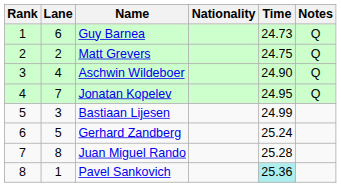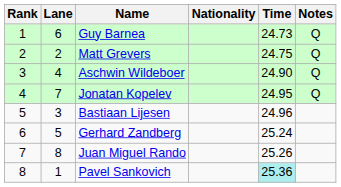(277, 113) 24.99 -> (277, 113) 24.96
(277, 152) 25.28 -> (277, 152) 25.26
